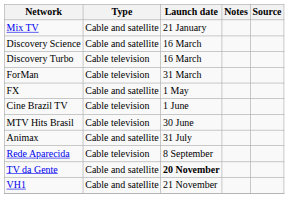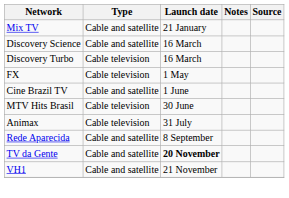- row: (23, 75)
(122, 91) Cable and satellite -> (117, 75) Cable television
(117, 106) Cable television -> (122, 91) Cable and satellite
(122, 138) Cable and satellite -> (117, 122) Cable television
(117, 153) Cable television -> (122, 138) Cable and satellite
